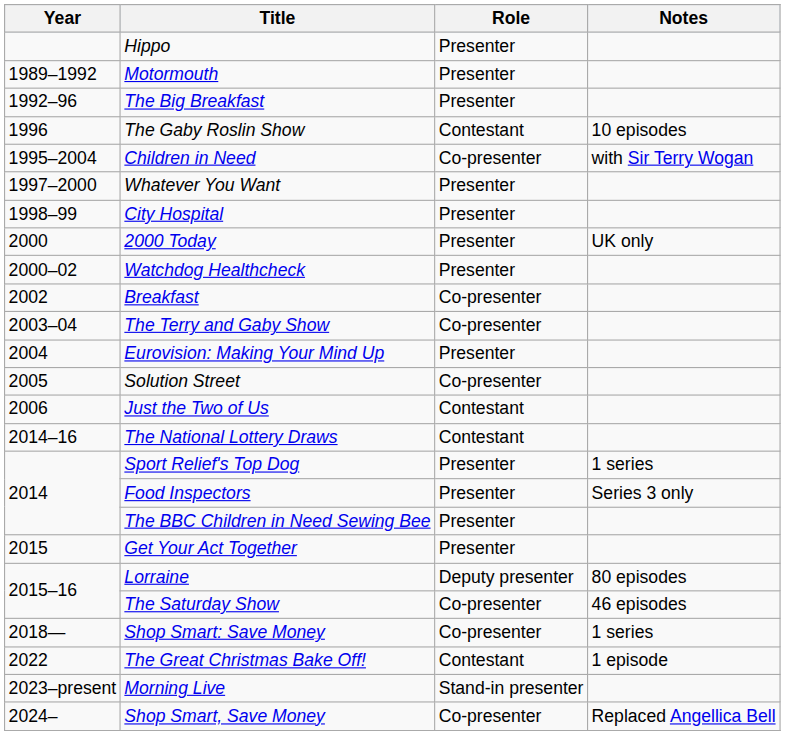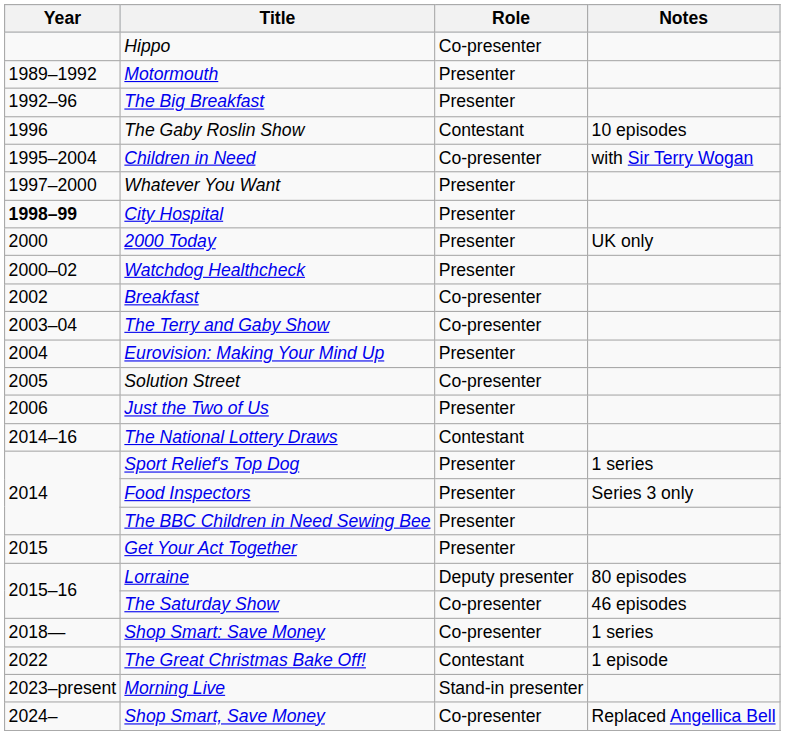(477, 46) Presenter -> (490, 46) Co-presenter
(43, 213) normal -> (43, 213) bold
(481, 409) Contestant -> (477, 409) Presenter
